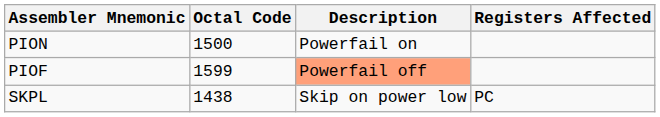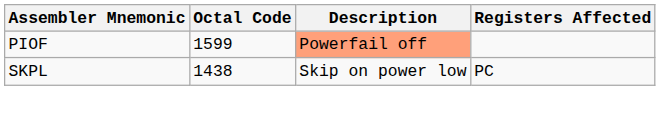- row: (28, 45)
